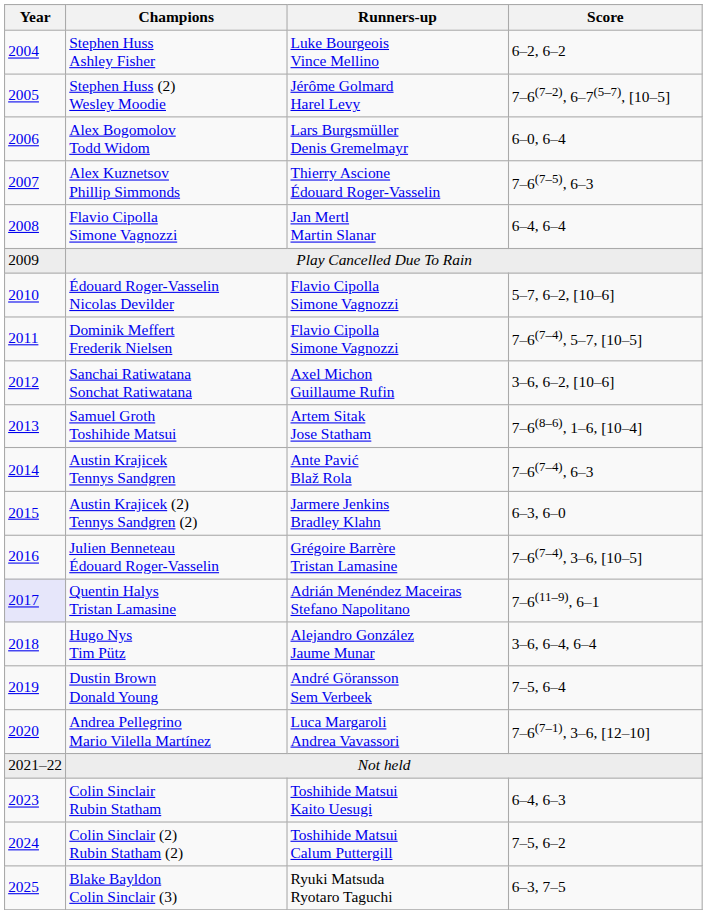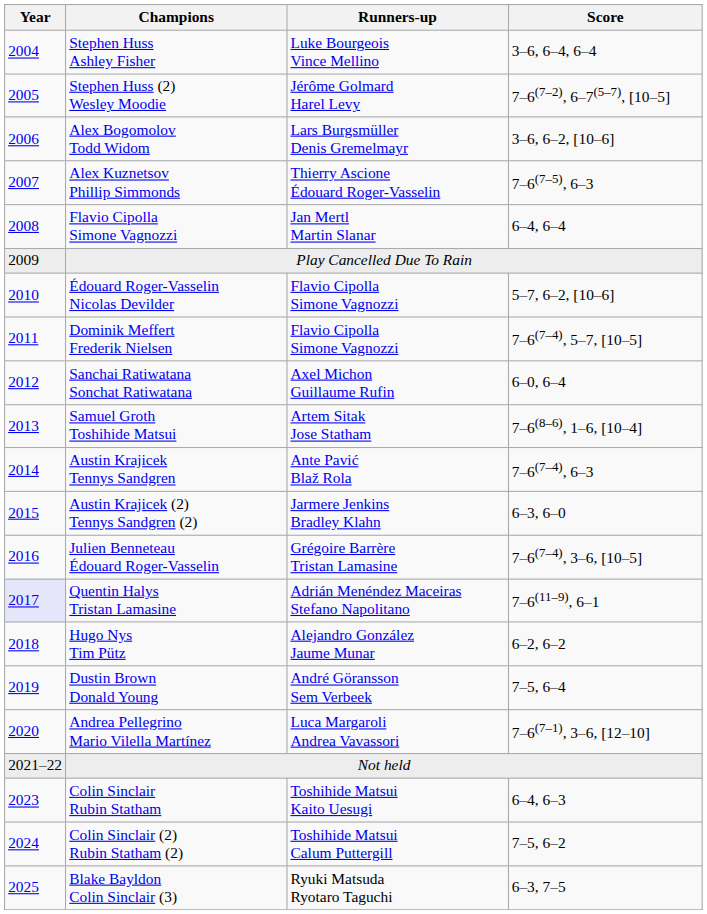(539, 52) 6–2, 6–2 -> (554, 52) 3–6, 6–4, 6–4
(539, 139) 6–0, 6–4 -> (563, 139) 3–6, 6–2, [10–6]
(563, 382) 3–6, 6–2, [10–6] -> (539, 382) 6–0, 6–4
(554, 644) 3–6, 6–4, 6–4 -> (539, 644) 6–2, 6–2
